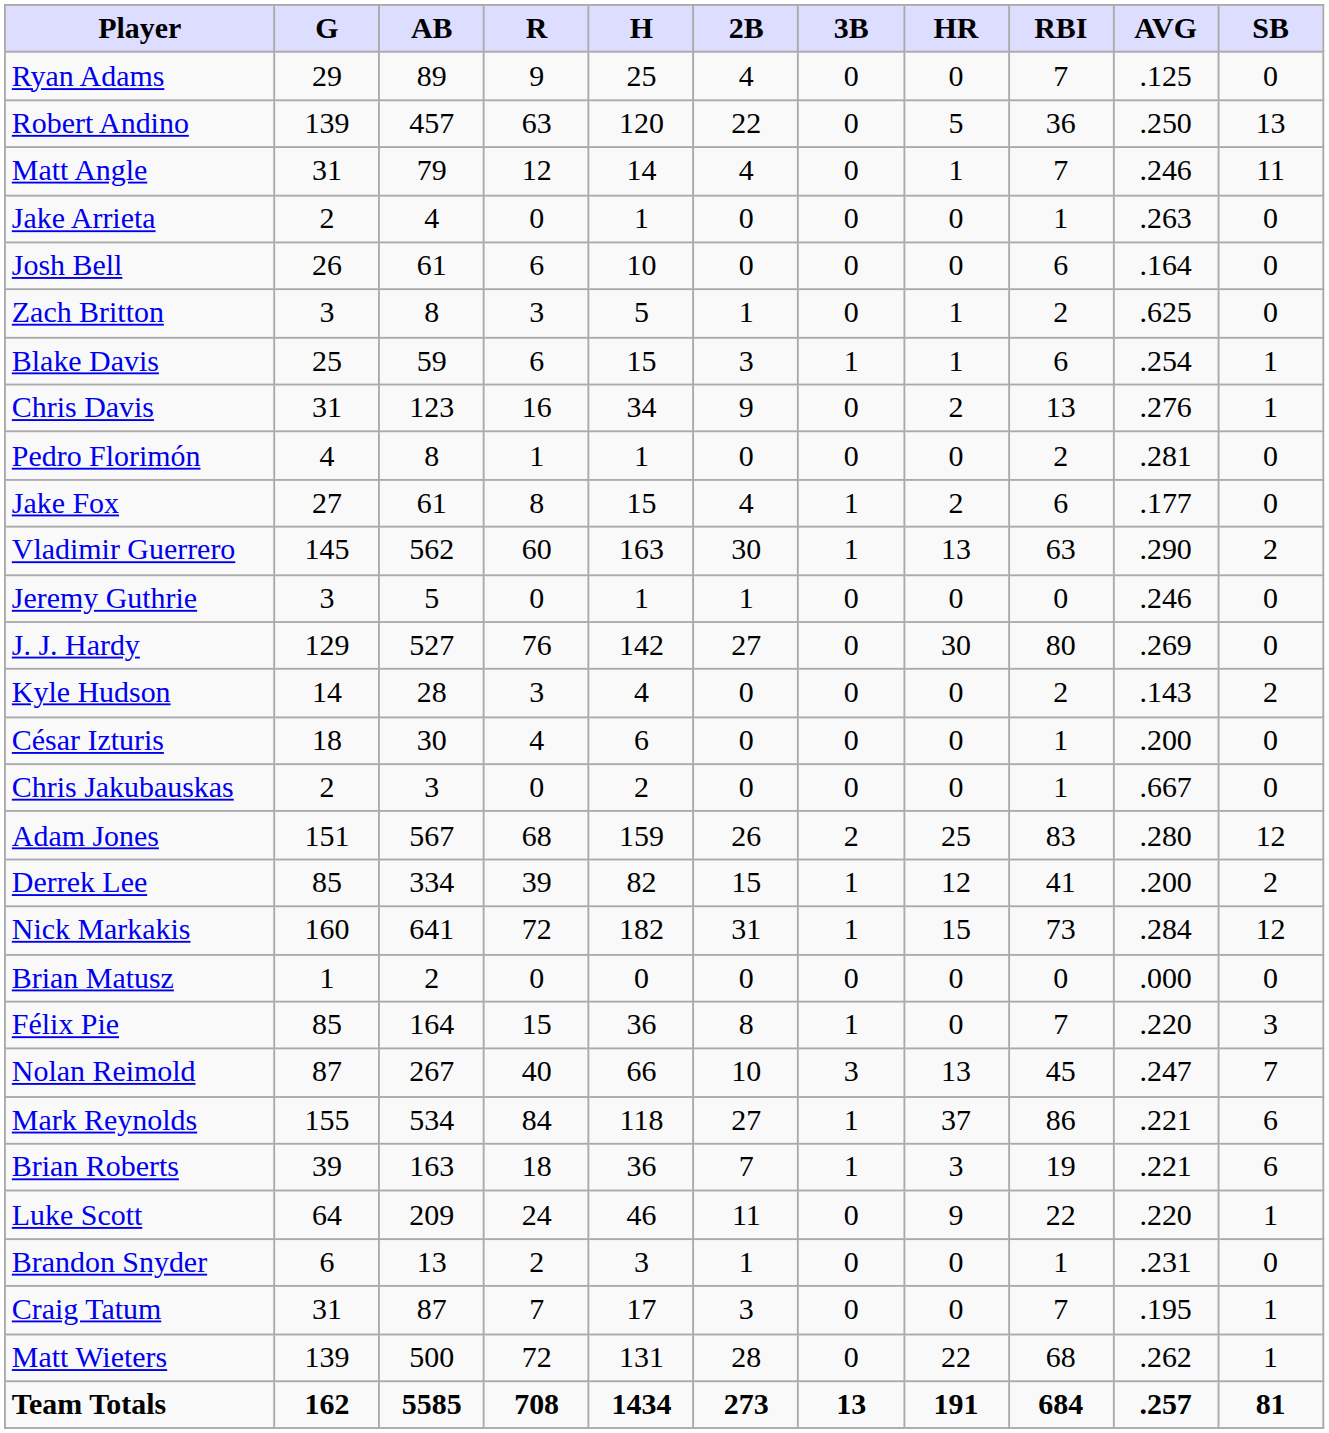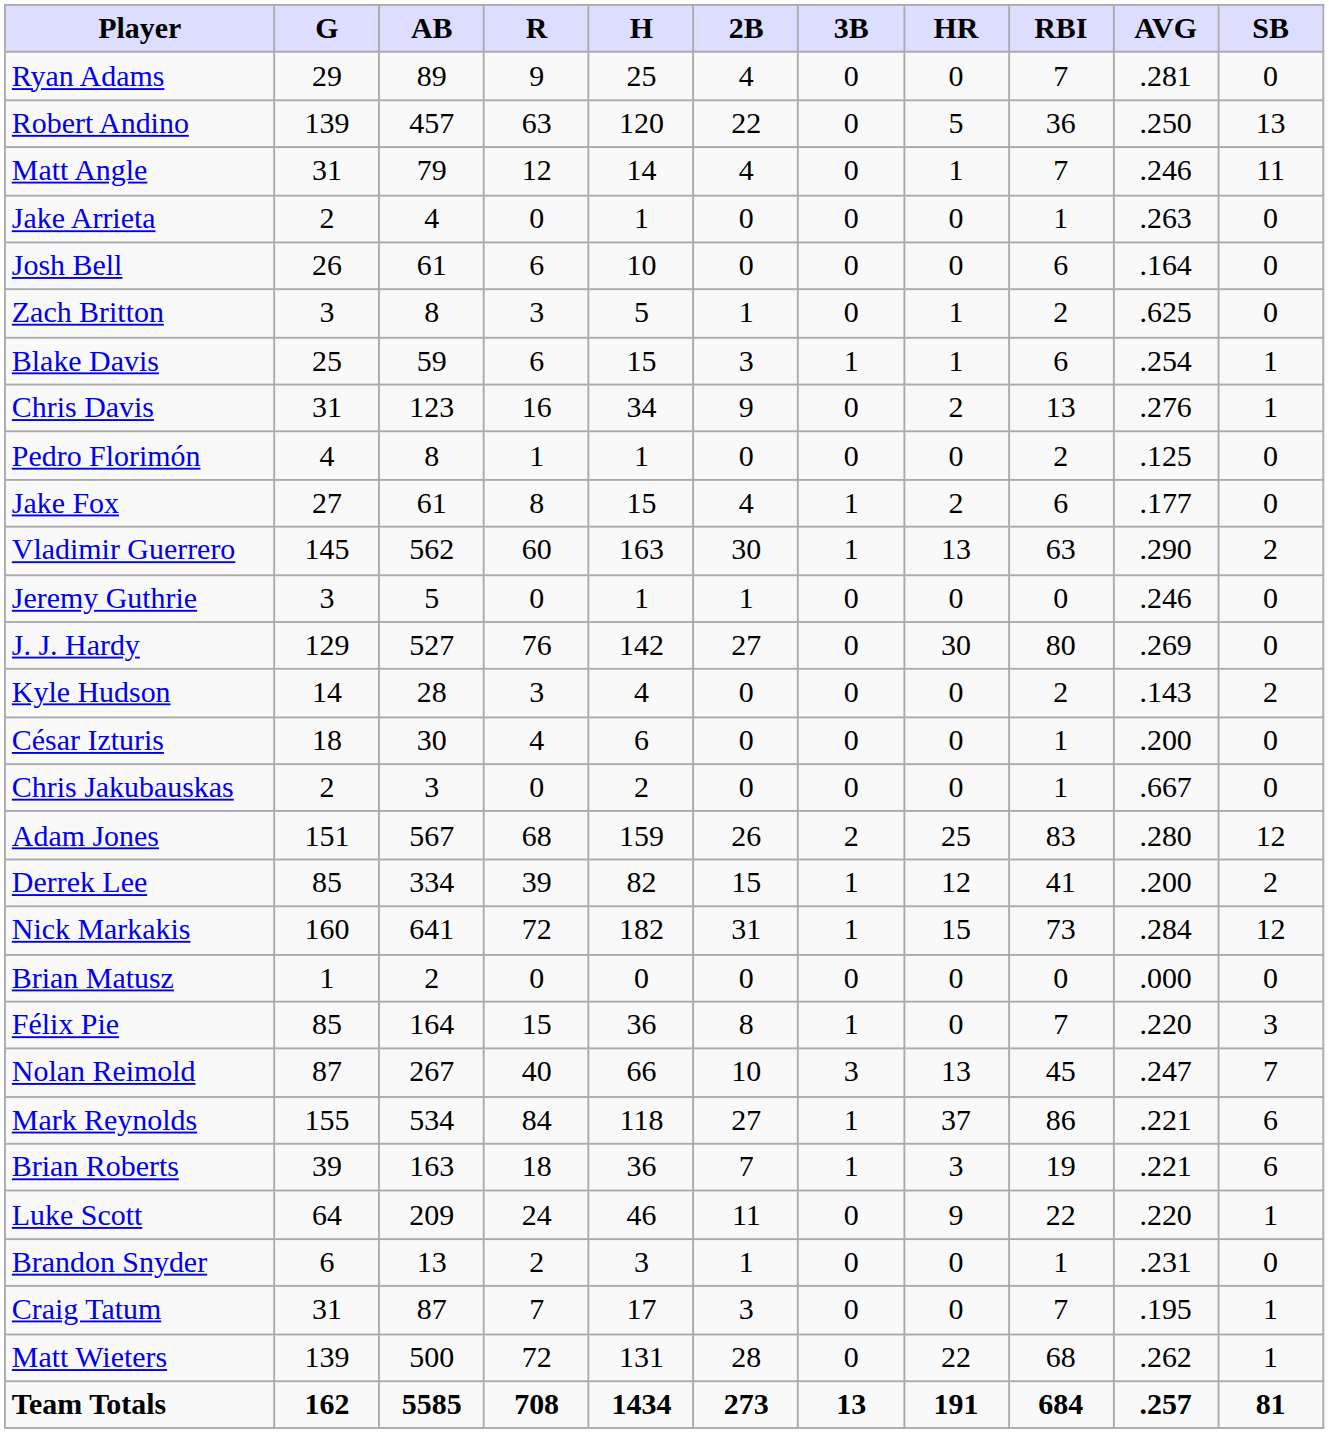(1166, 75) .125 -> (1166, 75) .281
(1166, 455) .281 -> (1166, 455) .125
